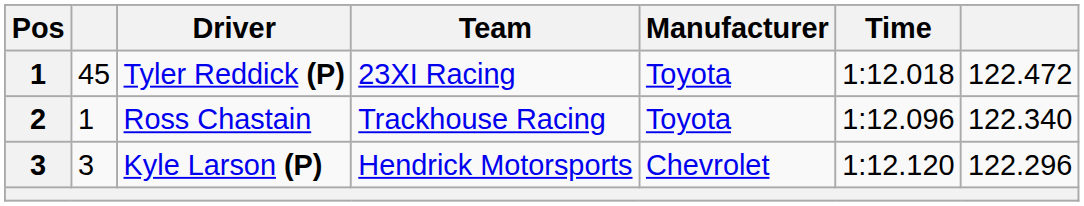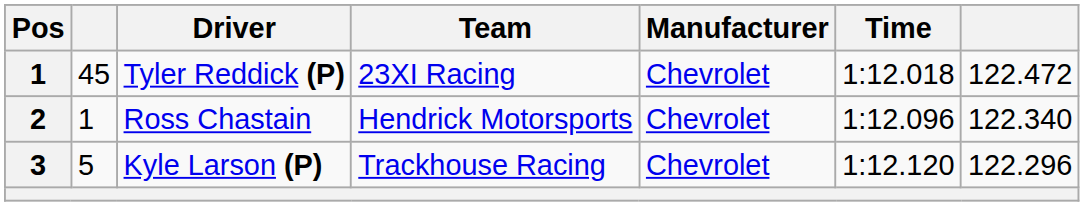(688, 74) Toyota -> (708, 74) Chevrolet
(482, 119) Trackhouse Racing -> (495, 119) Hendrick Motorsports
(688, 119) Toyota -> (708, 119) Chevrolet
(86, 165) 3 -> (86, 165) 5
(495, 165) Hendrick Motorsports -> (482, 165) Trackhouse Racing
